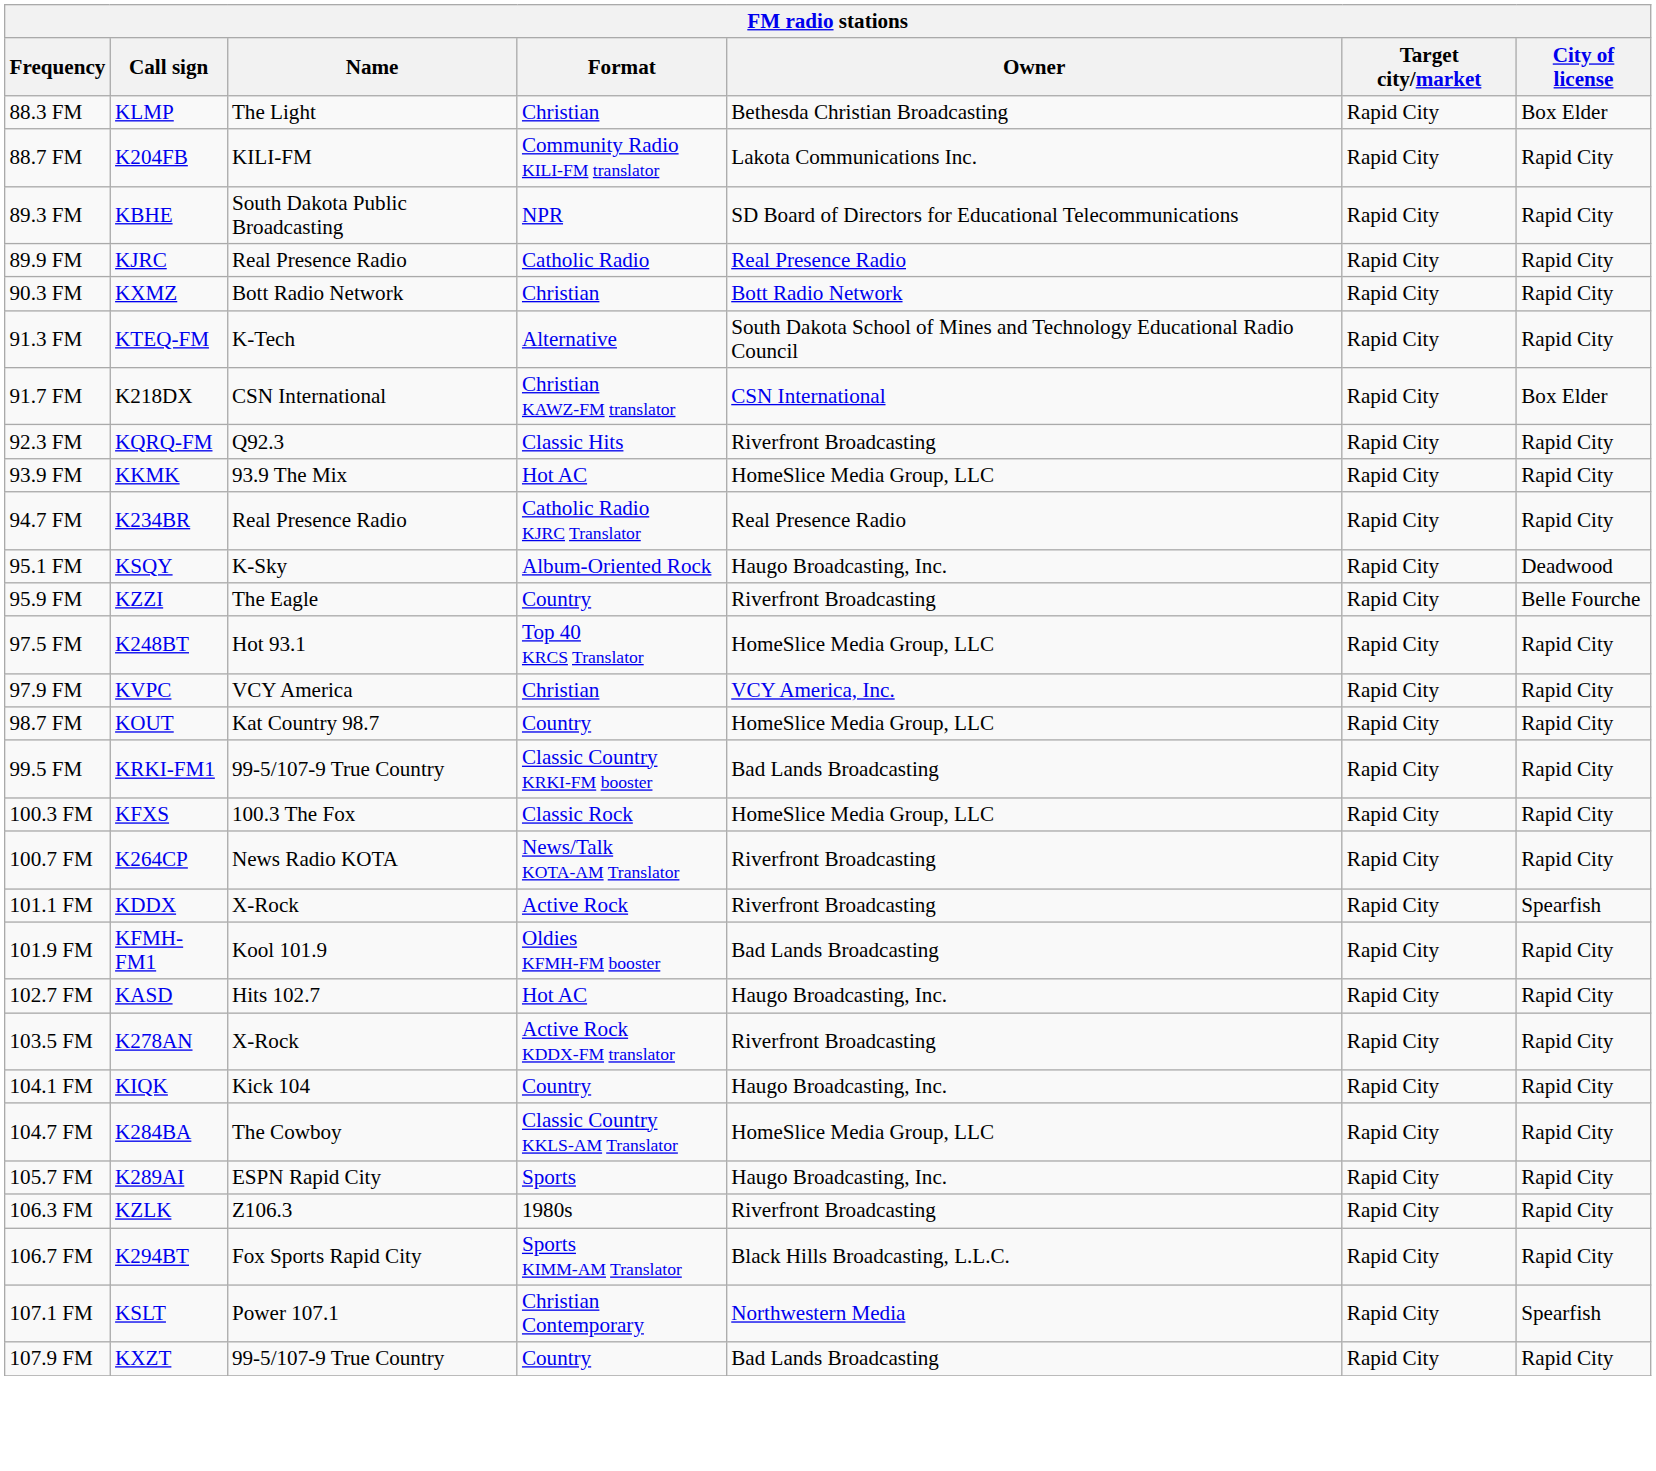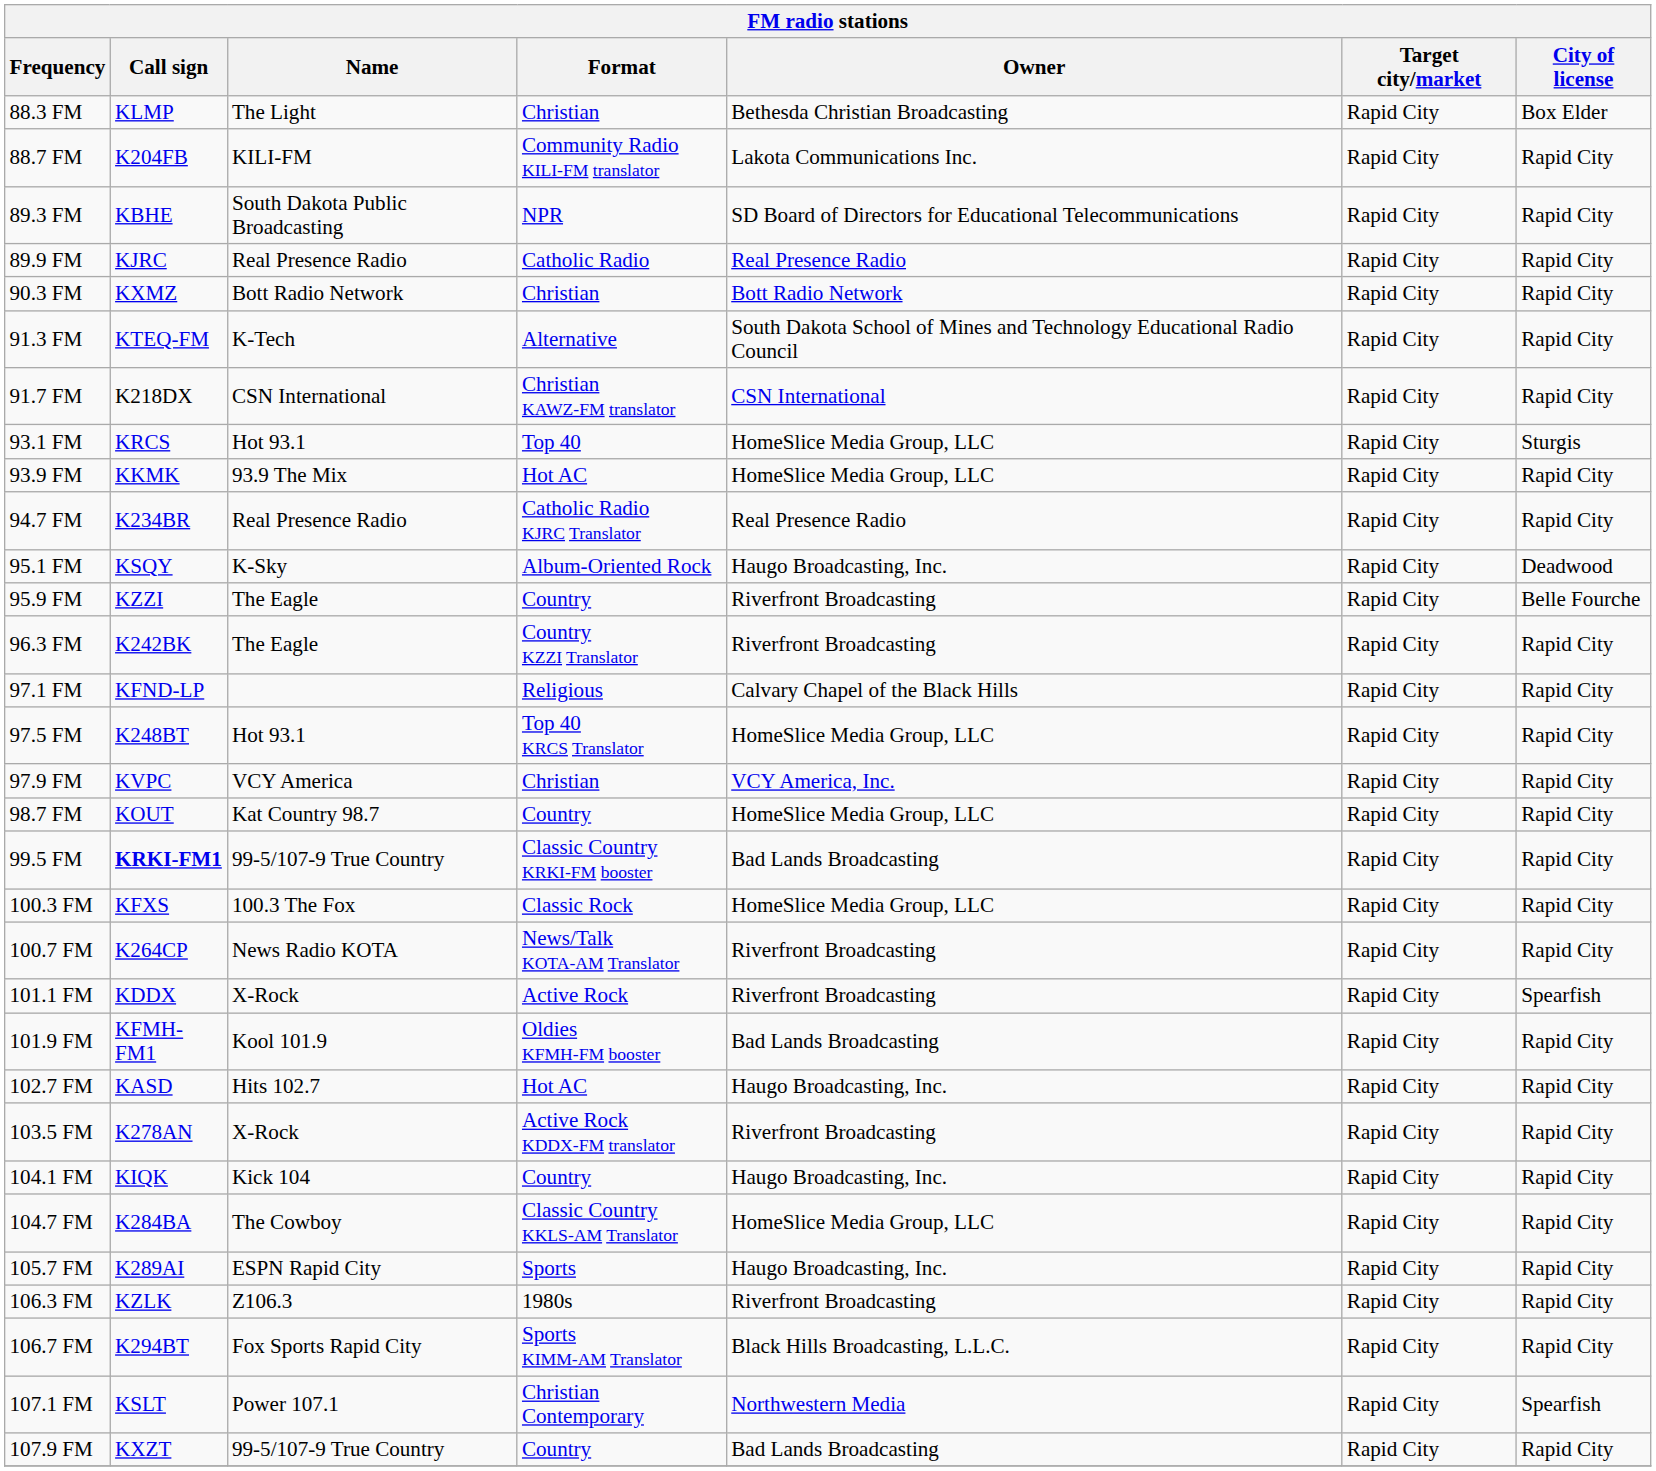(1564, 396) Box Elder -> (1567, 396) Rapid City
- row: (46, 441)
+ row: (46, 441)
+ row: (46, 644)
+ row: (46, 689)
(165, 768) normal -> (168, 859) bold
